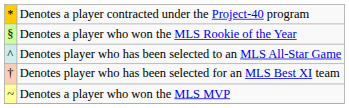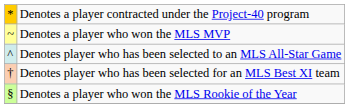rows swapped: (158, 34) <-> (125, 93)
